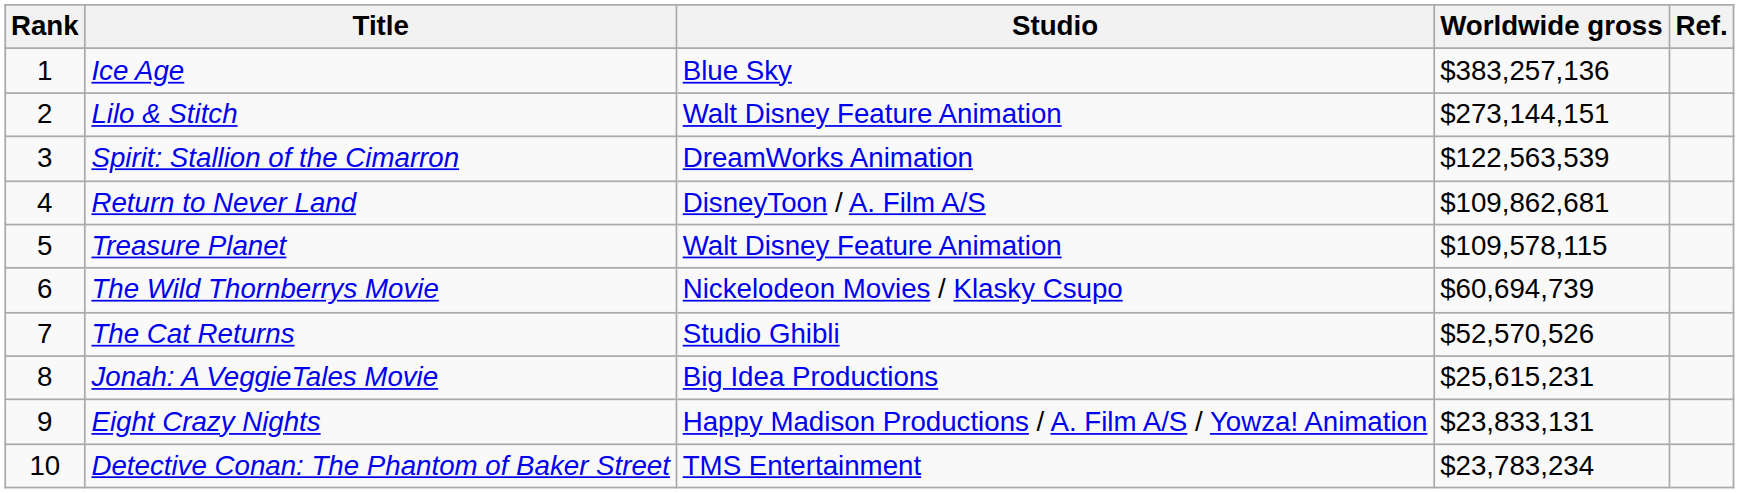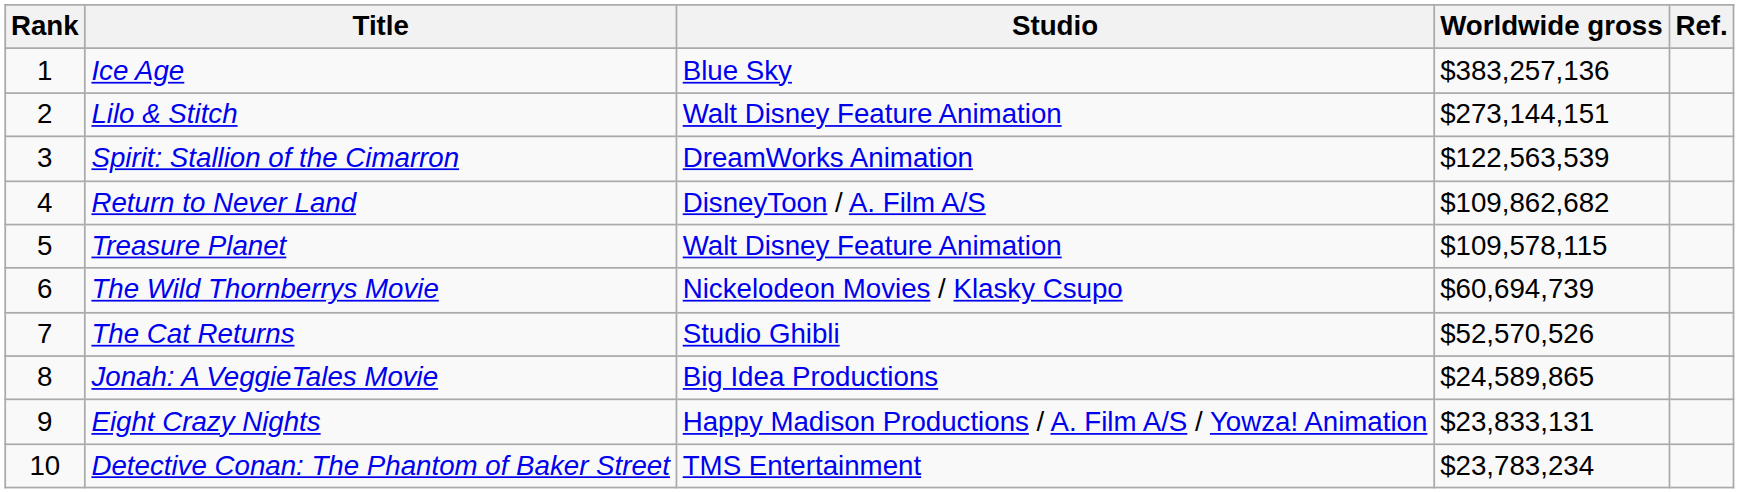(1525, 202) $109,862,681 -> (1525, 202) $109,862,682
(1517, 377) $25,615,231 -> (1517, 377) $24,589,865
